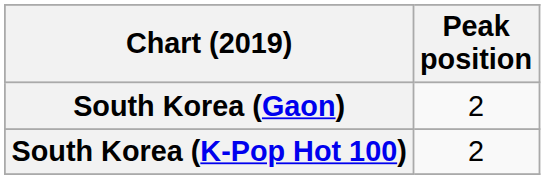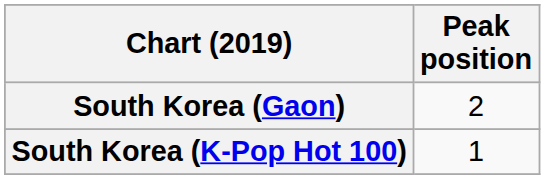(476, 151) 2 -> (476, 151) 1
